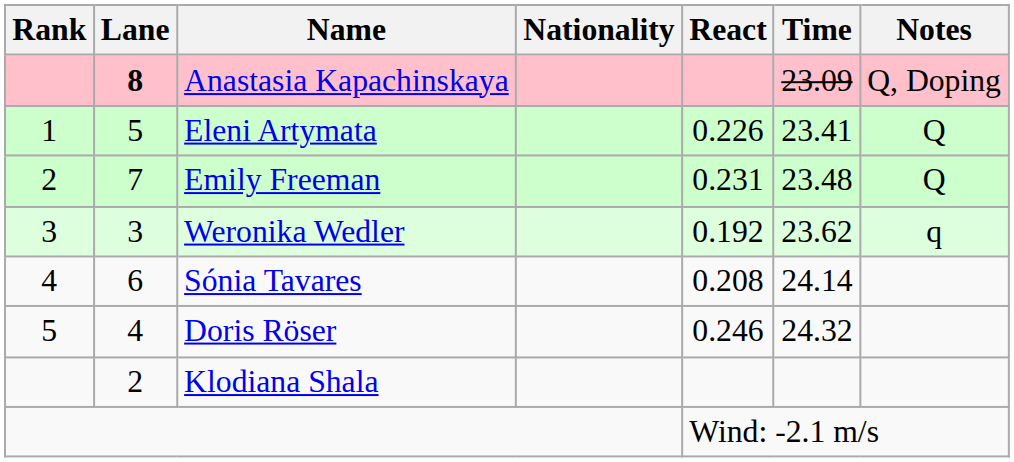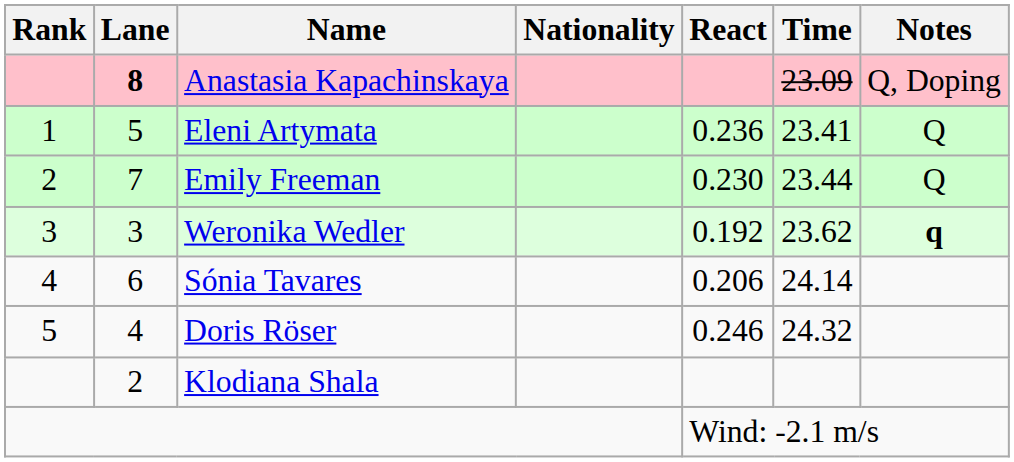(728, 130) 0.226 -> (728, 130) 0.236
(728, 180) 0.231 -> (728, 180) 0.230
(817, 180) 23.48 -> (817, 180) 23.44
(934, 230) normal -> (934, 230) bold
(728, 280) 0.208 -> (728, 280) 0.206
